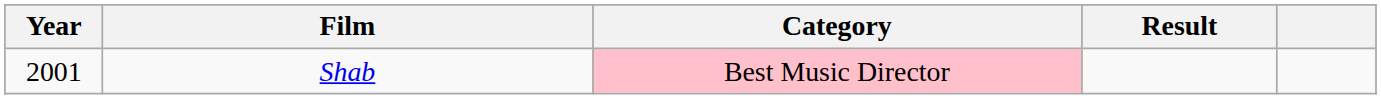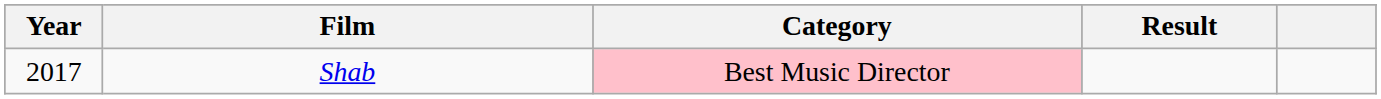(54, 70) 2001 -> (54, 70) 2017
